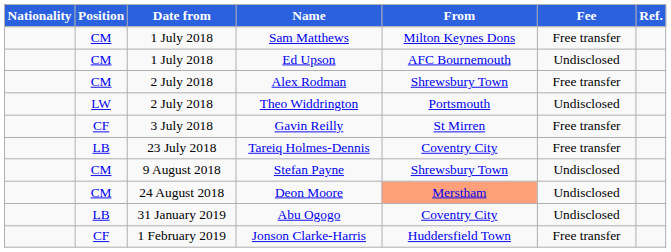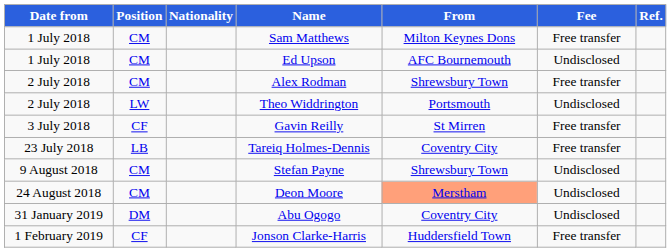columns swapped: (182, 15) <-> (40, 15)
(101, 214) LB -> (139, 214) DM
